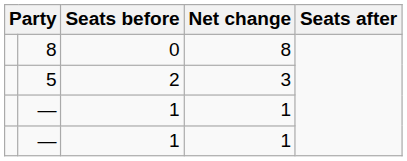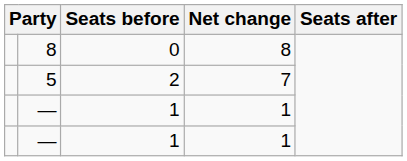(286, 79) 3 -> (286, 79) 7
